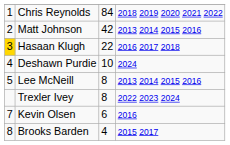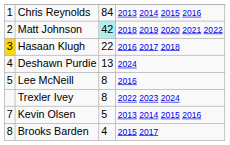(170, 13) 2018 2019 2020 2021 2022 -> (159, 13) 2013 2014 2015 2016
(107, 30) no background -> (107, 30) paleturquoise background
(159, 30) 2013 2014 2015 2016 -> (170, 30) 2018 2019 2020 2021 2022
(107, 64) 10 -> (107, 64) 13
(159, 81) 2013 2014 2015 2016 -> (127, 81) 2016
(104, 115) 6 -> (104, 115) 5
(127, 115) 2016 -> (159, 115) 2013 2014 2015 2016
